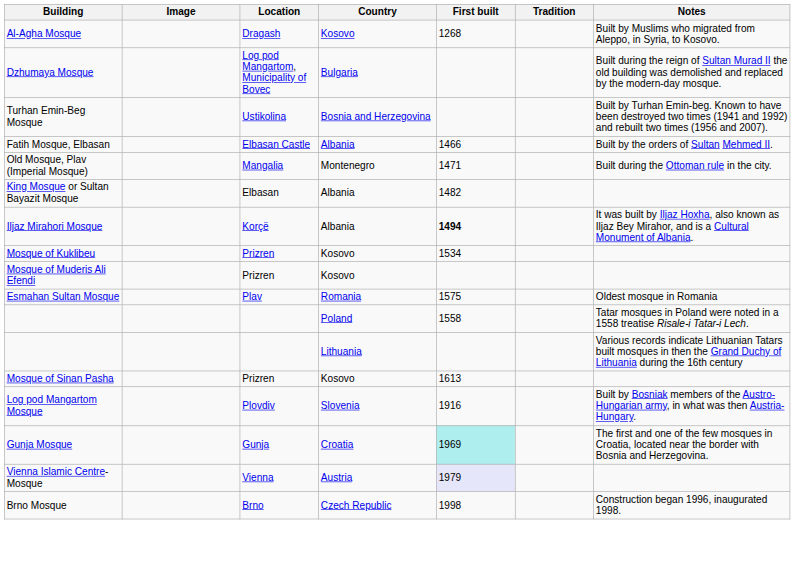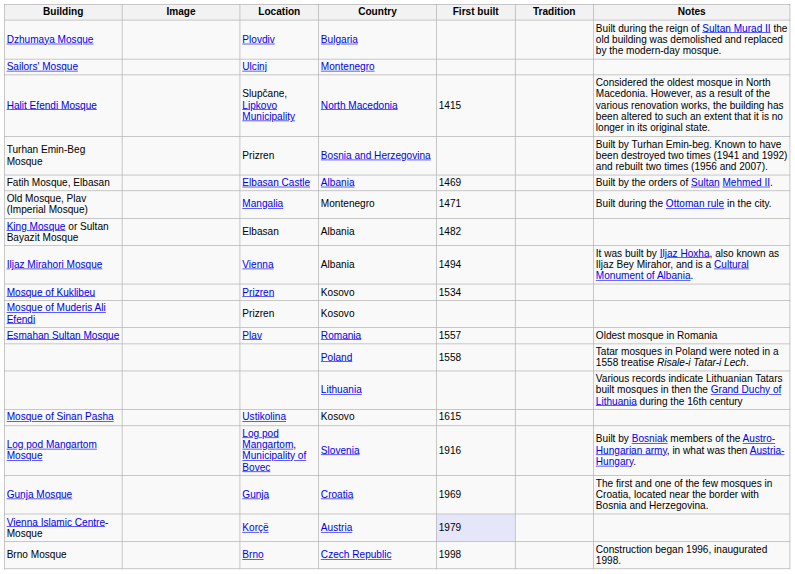- row: (44, 34)
(274, 72) Log pod Mangartom, Municipality of Bovec -> (259, 39) Plovdiv
+ row: (42, 67)
+ row: (52, 105)
(264, 117) Ustikolina -> (258, 155) Prizren
(450, 144) 1466 -> (450, 183) 1469
(255, 226) Korçë -> (258, 265) Vienna
(450, 226) bold -> (450, 265) normal
(450, 297) 1575 -> (450, 335) 1557
(258, 379) Prizren -> (264, 417) Ustikolina
(450, 379) 1613 -> (450, 417) 1615
(259, 406) Plovdiv -> (274, 450) Log pod Mangartom, Municipality of Bovec
(450, 445) paleturquoise background -> (450, 495) no background
(258, 478) Vienna -> (255, 528) Korçë
